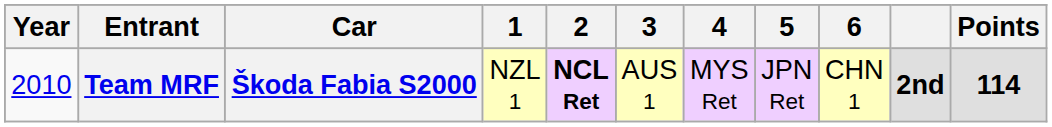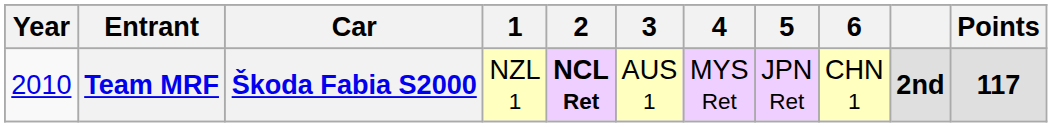(998, 85) 114 -> (998, 85) 117
